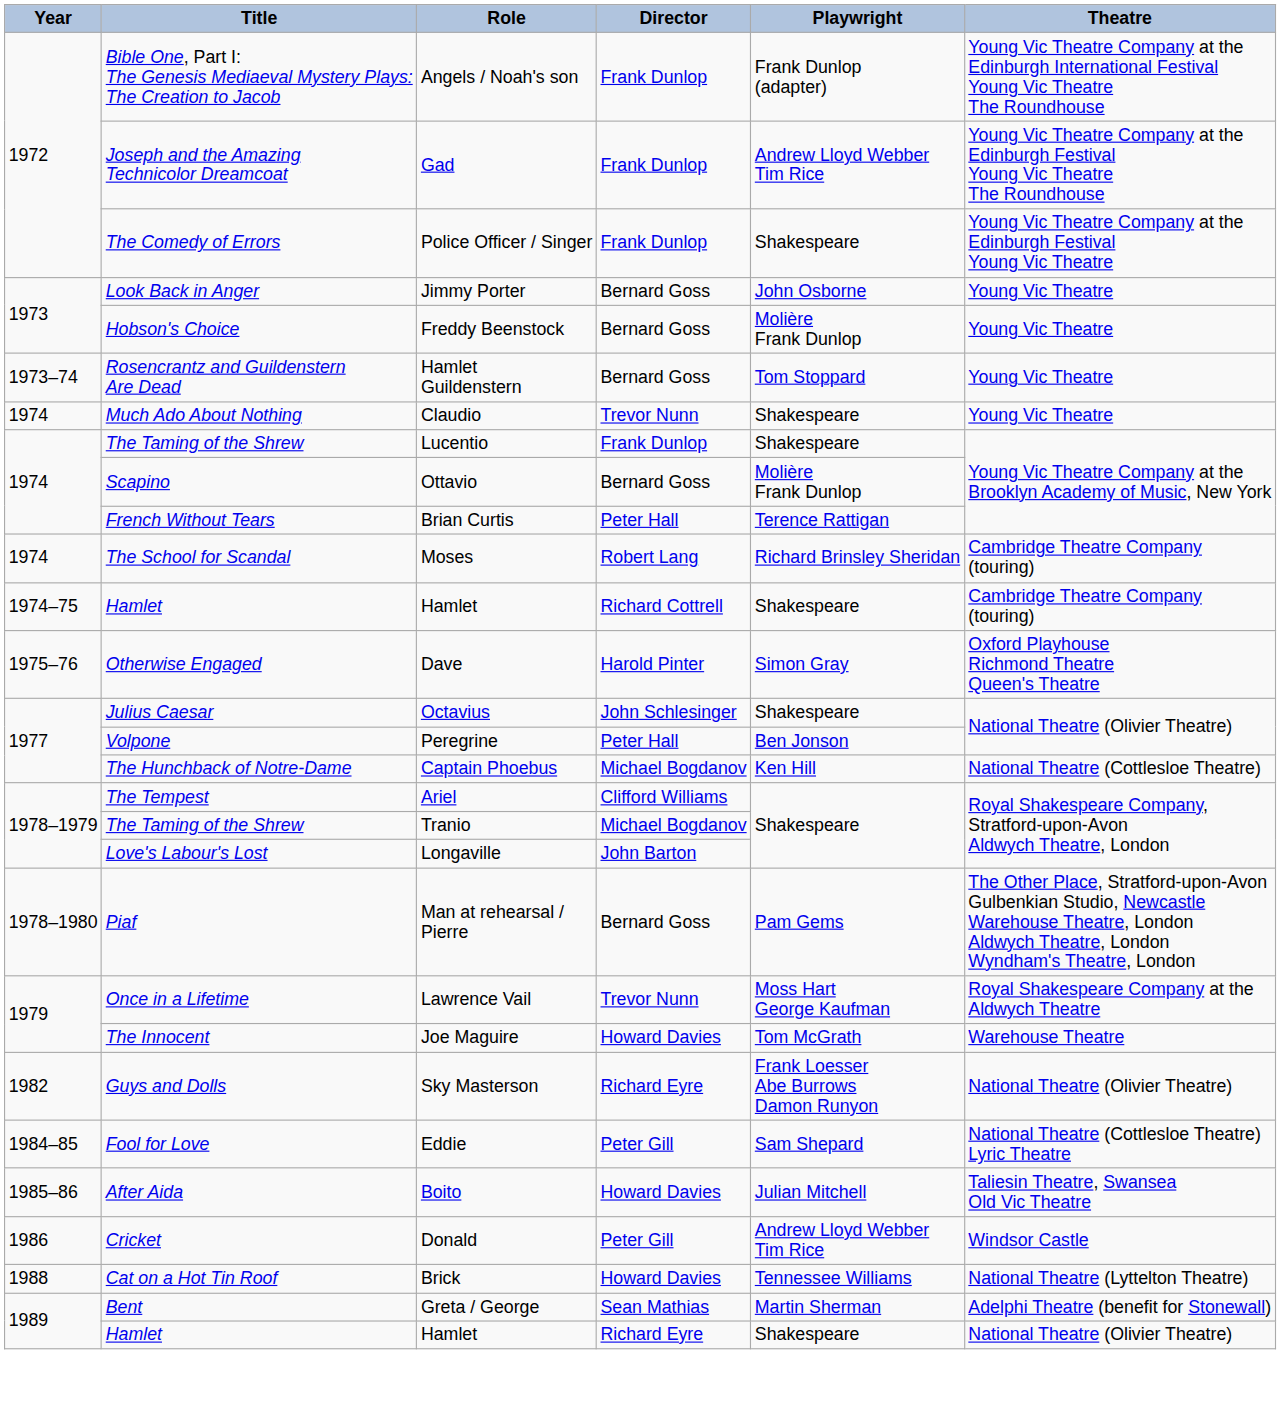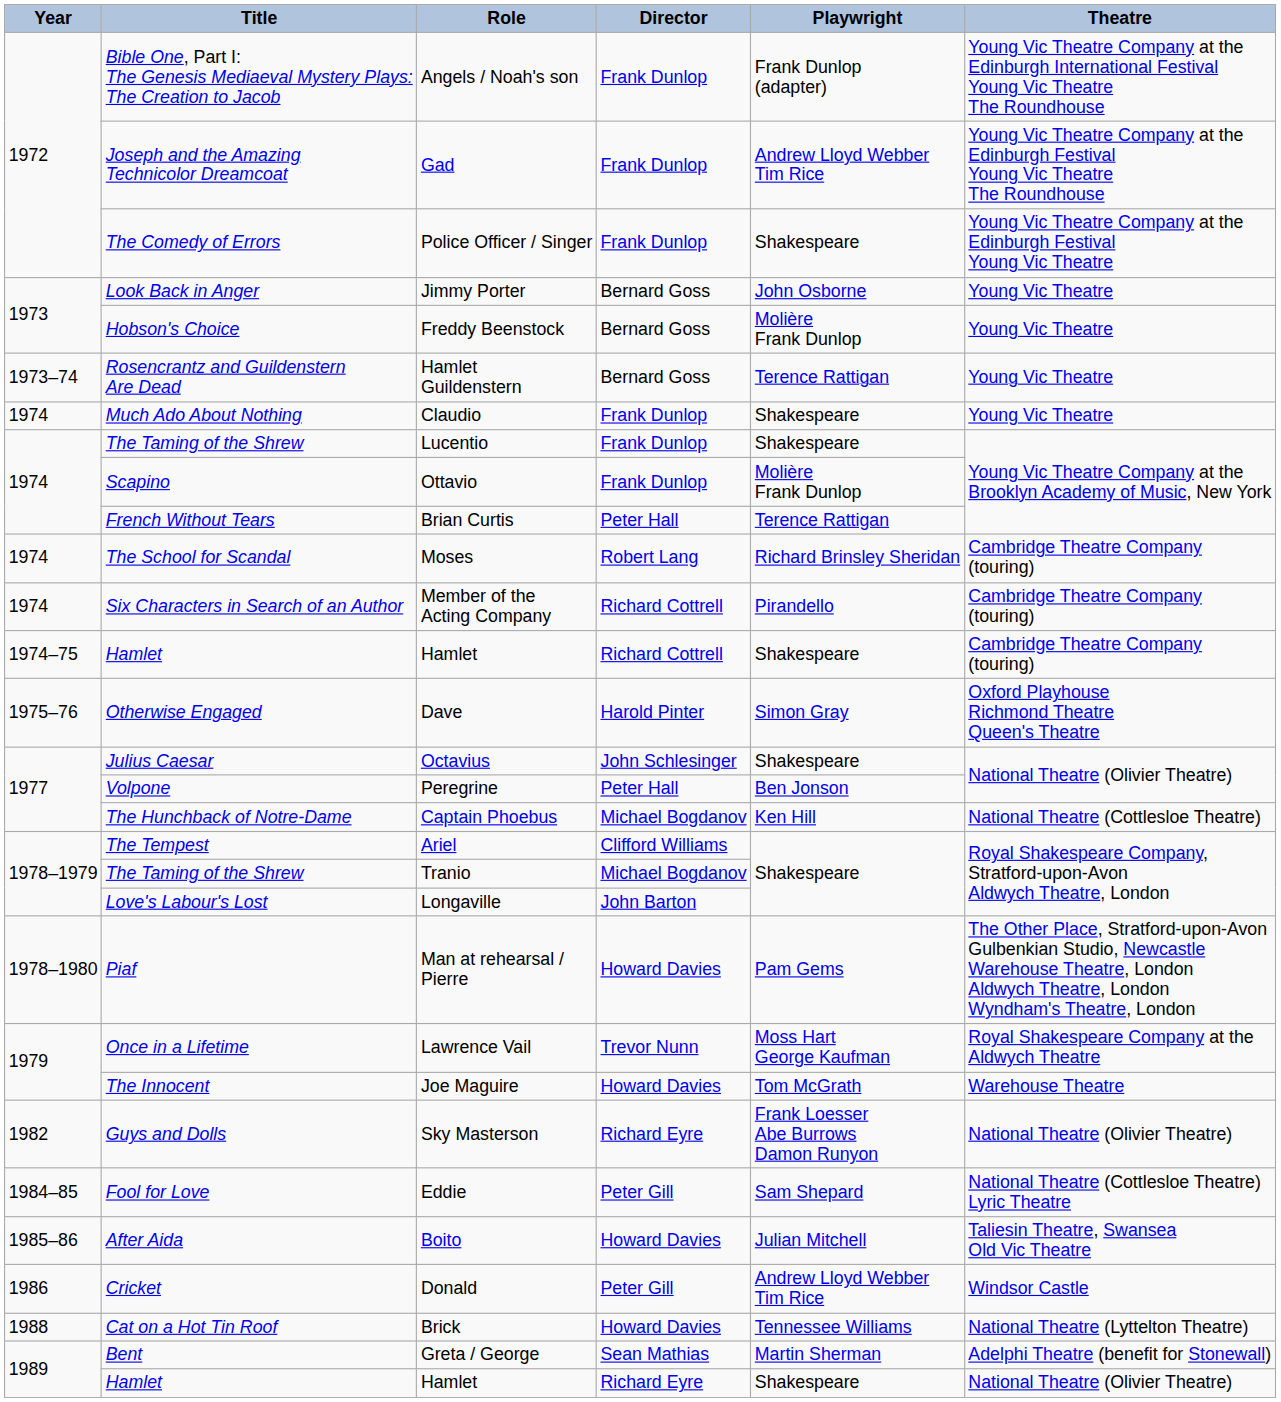(810, 377) Tom Stoppard -> (822, 377) Terence Rattigan
(650, 415) Trevor Nunn -> (654, 415) Frank Dunlop
(655, 481) Bernard Goss -> (654, 481) Frank Dunlop
+ row: (28, 606)
(655, 921) Bernard Goss -> (661, 969) Howard Davies
